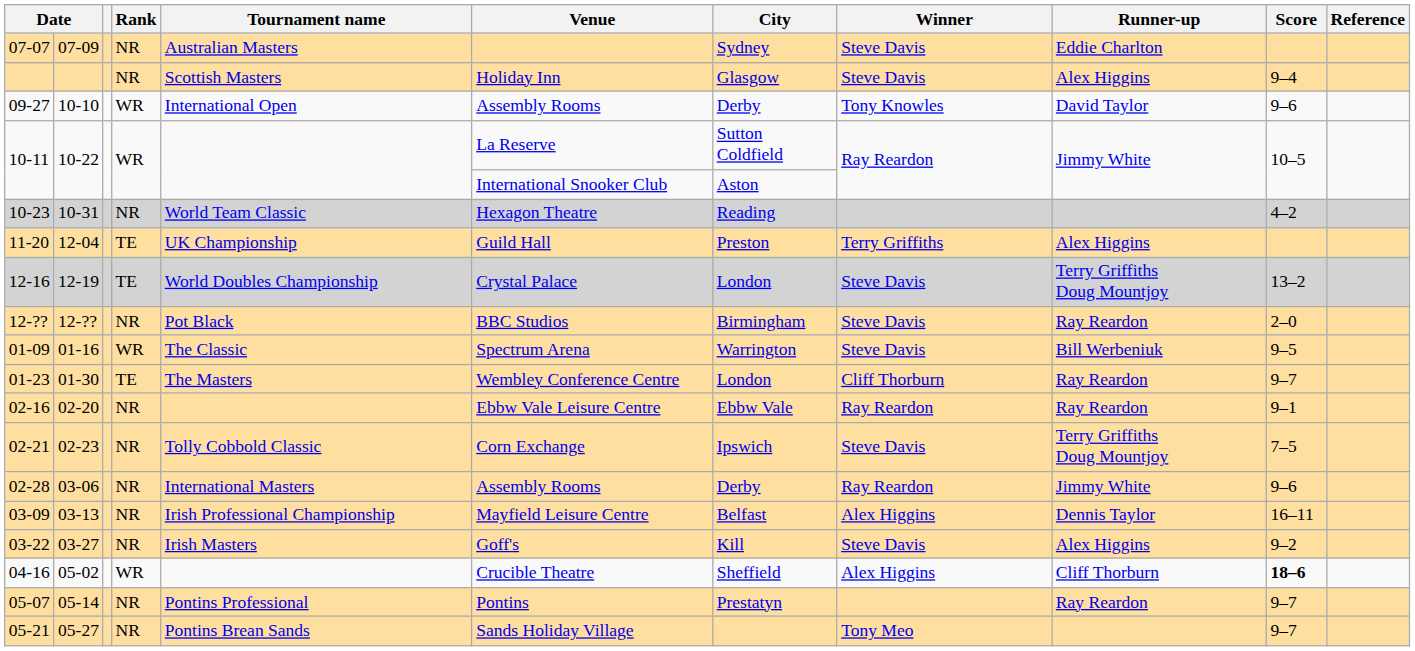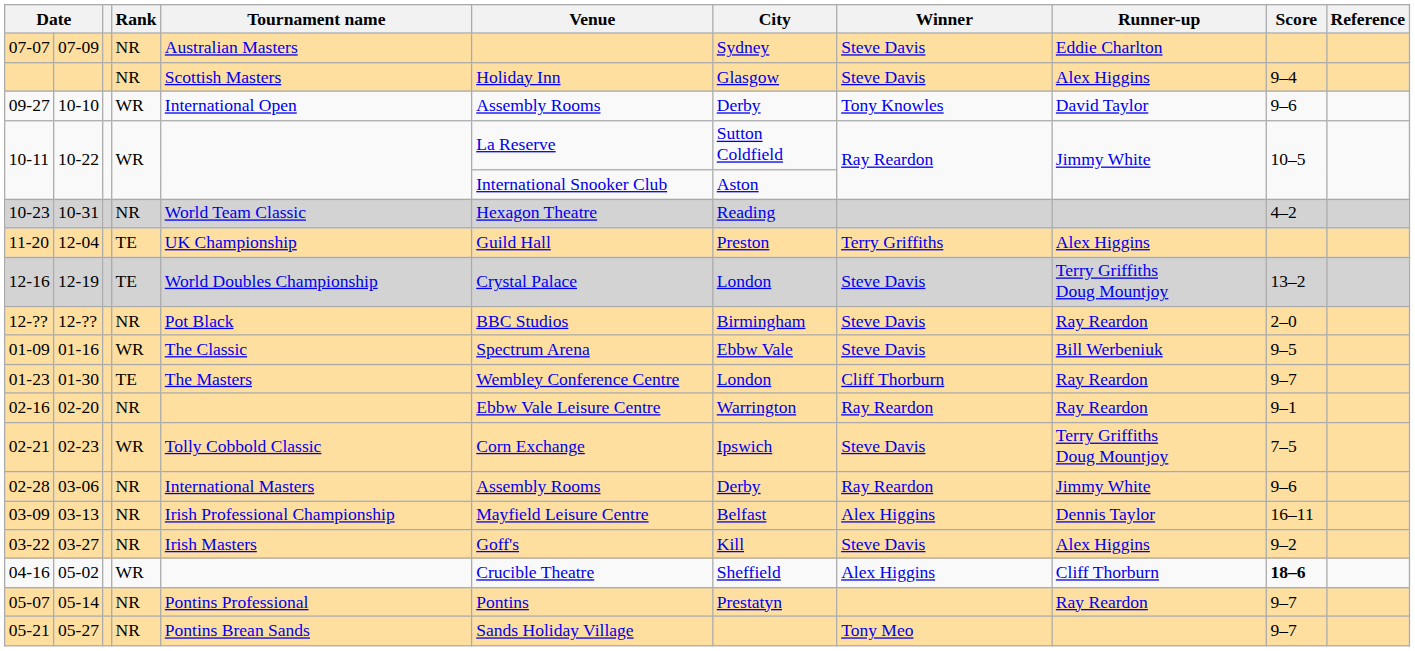(756, 349) Warrington -> (755, 349) Ebbw Vale
(755, 407) Ebbw Vale -> (756, 407) Warrington
(128, 446) NR -> (130, 446) WR
